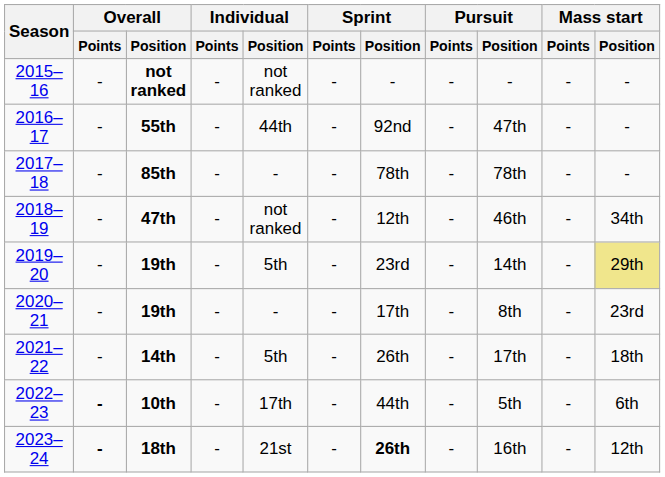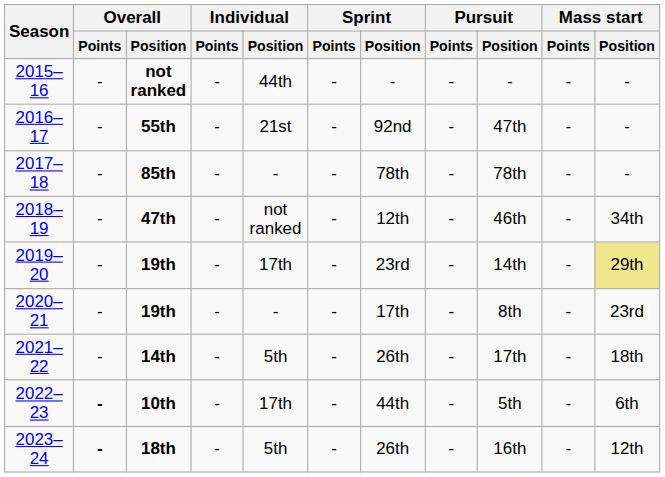(276, 81) not ranked -> (276, 81) 44th
(276, 127) 44th -> (276, 127) 21st
(276, 265) 5th -> (276, 265) 17th
(276, 449) 21st -> (276, 449) 5th
(393, 449) bold -> (393, 449) normal
